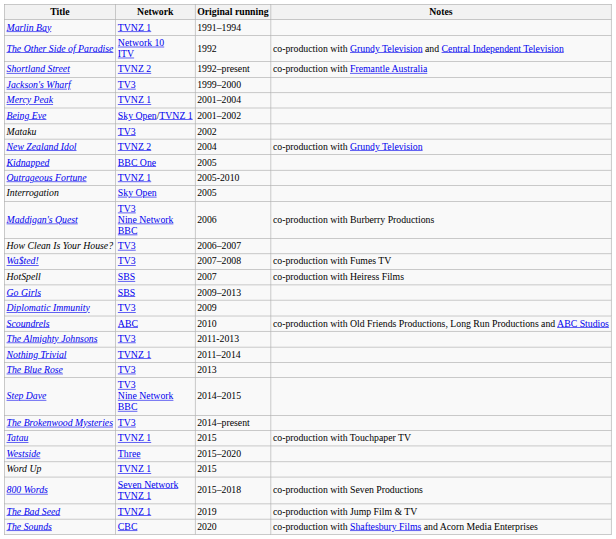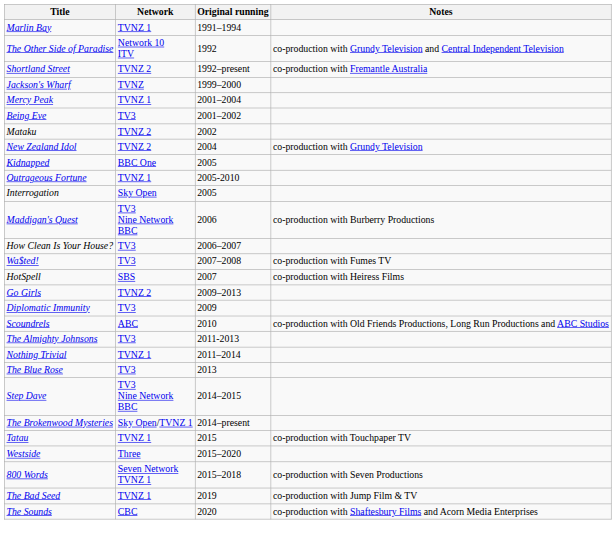(127, 85) TV3 -> (131, 85) TVNZ
(155, 116) Sky Open/TVNZ 1 -> (127, 116) TV3
(127, 131) TV3 -> (135, 131) TVNZ 2
(127, 292) SBS -> (135, 292) TVNZ 2
(127, 423) TV3 -> (155, 423) Sky Open/TVNZ 1
- row: (24, 469)
